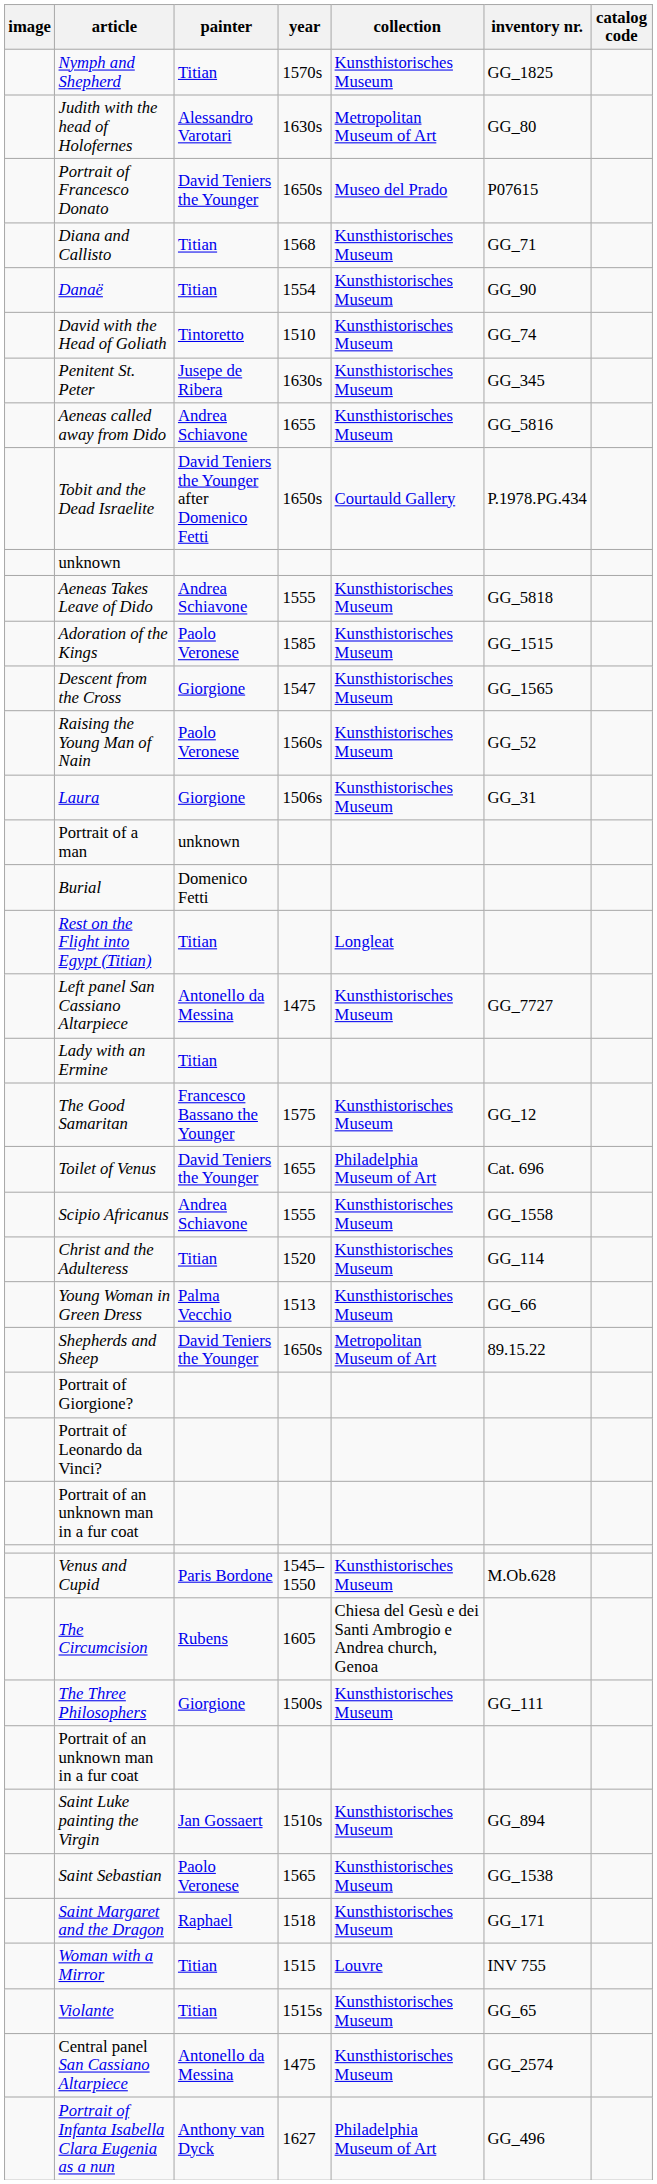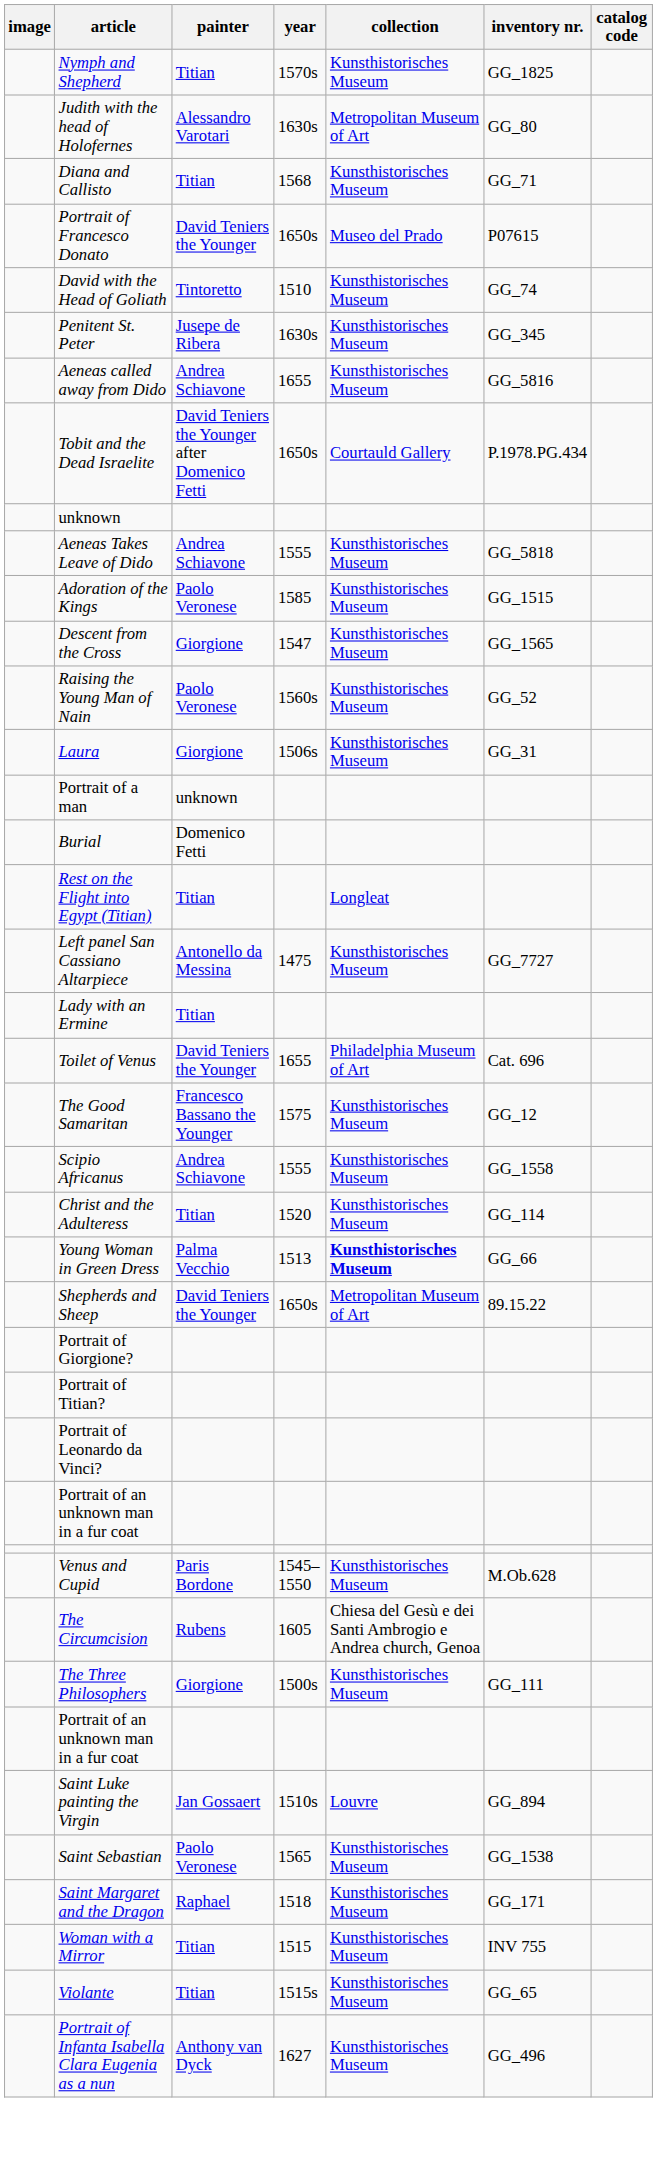rows swapped: (94, 244) <-> (94, 190)
- row: (81, 290)
rows swapped: (93, 1114) <-> (107, 1169)
(394, 1304) normal -> (393, 1259) bold
+ row: (93, 1394)
(394, 1821) Kunsthistorisches Museum -> (354, 1802) Louvre
(359, 1965) Louvre -> (389, 1947) Kunsthistorisches Museum
- row: (104, 2065)
(385, 2138) Philadelphia Museum of Art -> (389, 2056) Kunsthistorisches Museum
